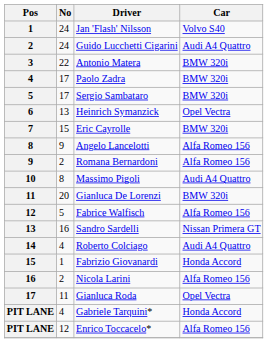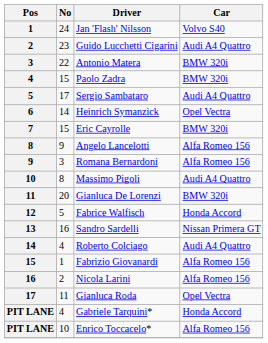(64, 45) 24 -> (64, 45) 23
(64, 79) 17 -> (64, 79) 15
(205, 95) BMW 320i -> (217, 95) Audi A4 Quattro
(64, 112) 13 -> (64, 112) 14
(61, 162) 2 -> (61, 162) 3
(216, 212) Alfa Romeo 156 -> (212, 212) Honda Accord
(212, 262) Honda Accord -> (216, 262) Alfa Romeo 156
(64, 329) 12 -> (64, 329) 10
